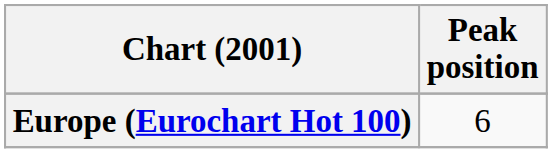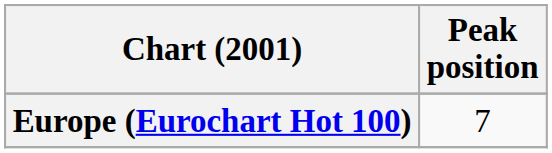(483, 119) 6 -> (483, 119) 7
